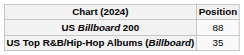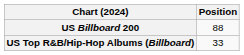(218, 43) 35 -> (218, 43) 33
